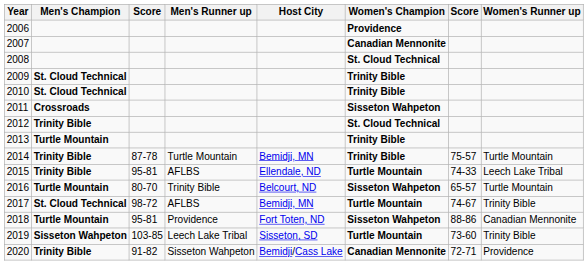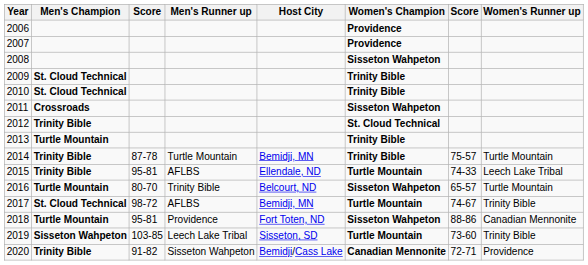(397, 44) Canadian Mennonite -> (375, 44) Providence
(394, 60) St. Cloud Technical -> (394, 60) Sisseton Wahpeton
